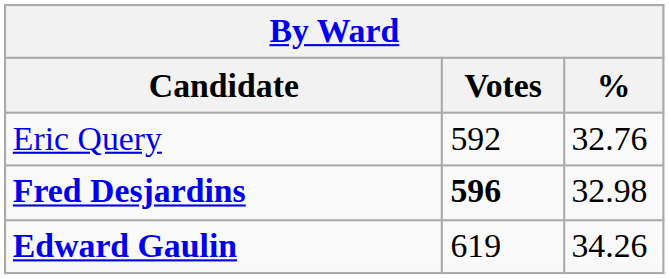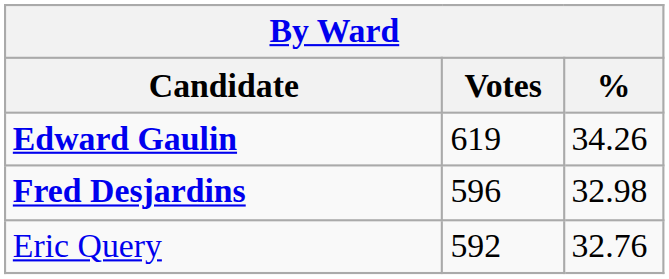rows swapped: (125, 245) <-> (87, 138)
(476, 191) bold -> (476, 191) normal
